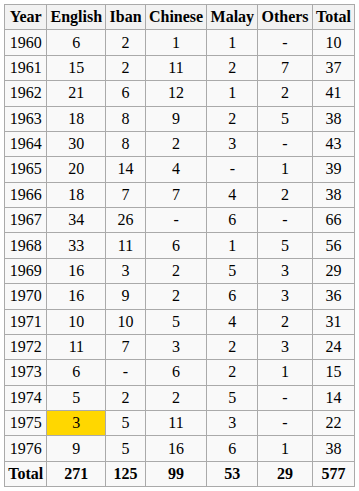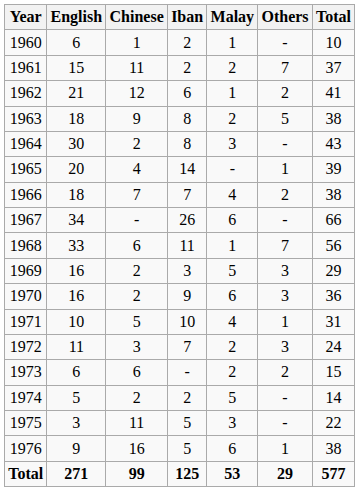columns swapped: (126, 17) <-> (176, 17)
(285, 245) 5 -> (285, 245) 7
(285, 321) 2 -> (285, 321) 1
(285, 372) 1 -> (285, 372) 2
(76, 423) gold background -> (76, 423) no background
